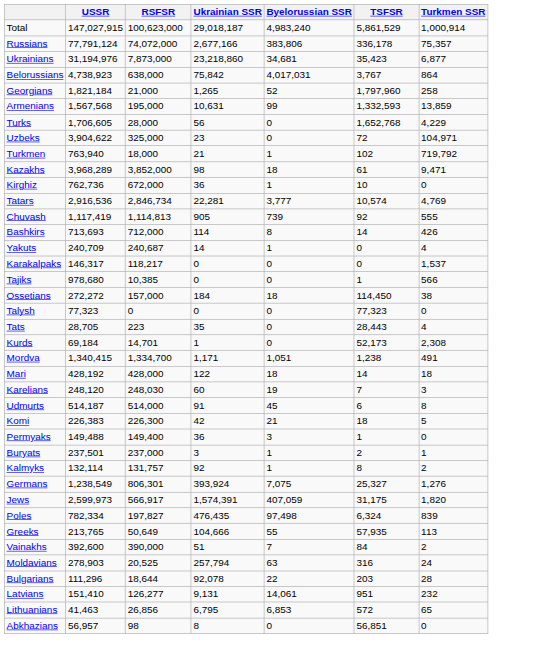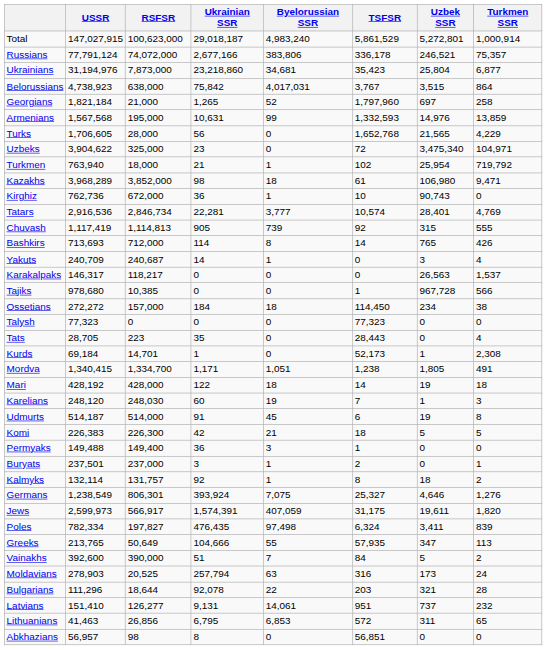+ column: (445, 17)
